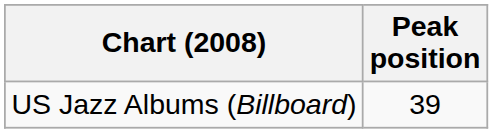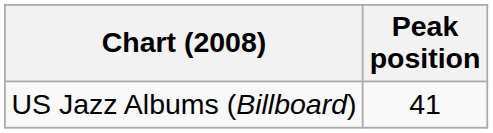(425, 104) 39 -> (425, 104) 41
